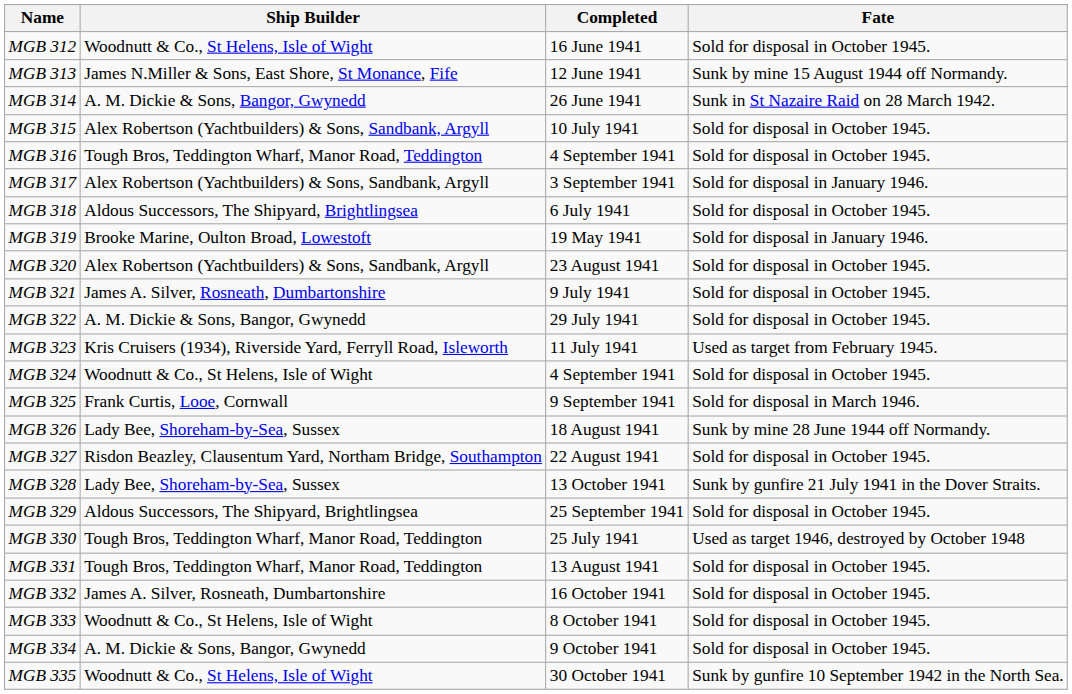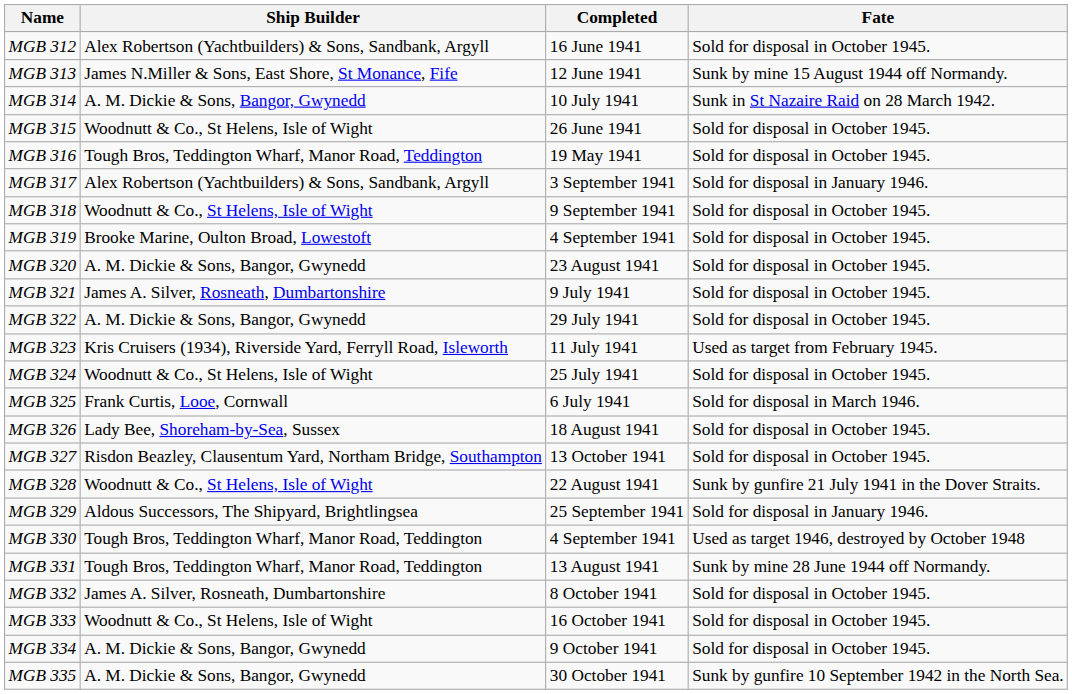(228, 45) Woodnutt & Co., St Helens, Isle of Wight -> (287, 45) Alex Robertson (Yachtbuilders) & Sons, Sandbank, Argyll
(596, 100) 26 June 1941 -> (594, 100) 10 July 1941
(287, 127) Alex Robertson (Yachtbuilders) & Sons, Sandbank, Argyll -> (228, 127) Woodnutt & Co., St Helens, Isle of Wight
(594, 127) 10 July 1941 -> (596, 127) 26 June 1941
(613, 155) 4 September 1941 -> (596, 155) 19 May 1941
(251, 210) Aldous Successors, The Shipyard, Brightlingsea -> (228, 210) Woodnutt & Co., St Helens, Isle of Wight
(590, 210) 6 July 1941 -> (613, 210) 9 September 1941
(596, 237) 19 May 1941 -> (613, 237) 4 September 1941
(810, 237) Sold for disposal in January 1946. -> (811, 237) Sold for disposal in October 1945.
(287, 264) Alex Robertson (Yachtbuilders) & Sons, Sandbank, Argyll -> (225, 264) A. M. Dickie & Sons, Bangor, Gwynedd
(613, 374) 4 September 1941 -> (594, 374) 25 July 1941
(613, 401) 9 September 1941 -> (590, 401) 6 July 1941
(841, 429) Sunk by mine 28 June 1944 off Normandy. -> (811, 429) Sold for disposal in October 1945.
(605, 456) 22 August 1941 -> (608, 456) 13 October 1941
(212, 484) Lady Bee, Shoreham-by-Sea, Sussex -> (228, 484) Woodnutt & Co., St Helens, Isle of Wight
(608, 484) 13 October 1941 -> (605, 484) 22 August 1941
(811, 511) Sold for disposal in October 1945. -> (810, 511) Sold for disposal in January 1946.
(594, 538) 25 July 1941 -> (613, 538) 4 September 1941
(811, 566) Sold for disposal in October 1945. -> (841, 566) Sunk by mine 28 June 1944 off Normandy.
(608, 593) 16 October 1941 -> (604, 593) 8 October 1941
(604, 621) 8 October 1941 -> (608, 621) 16 October 1941
(228, 675) Woodnutt & Co., St Helens, Isle of Wight -> (225, 675) A. M. Dickie & Sons, Bangor, Gwynedd
